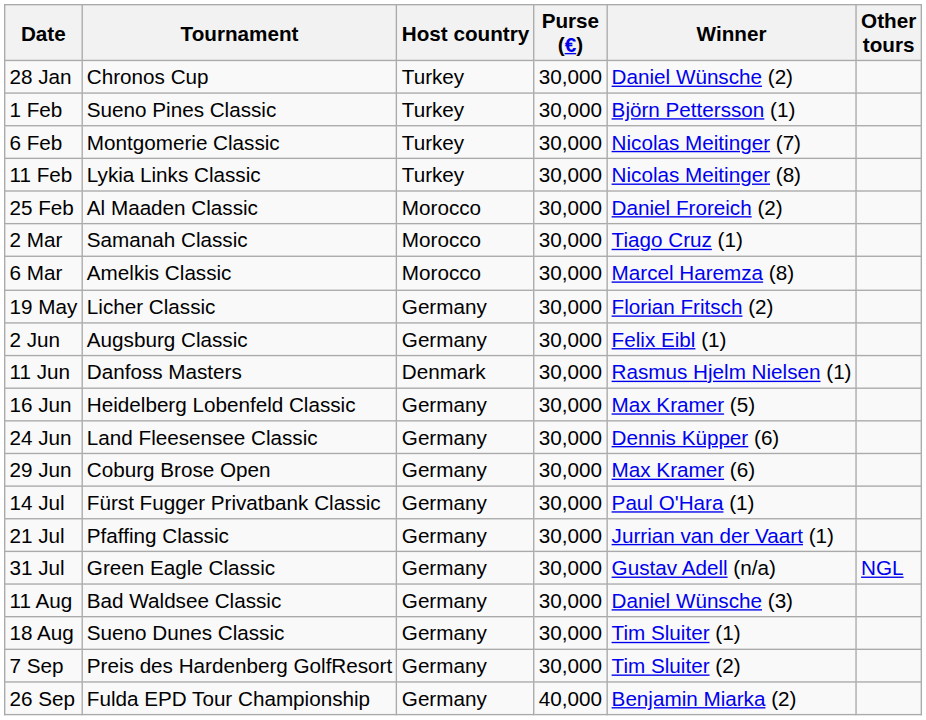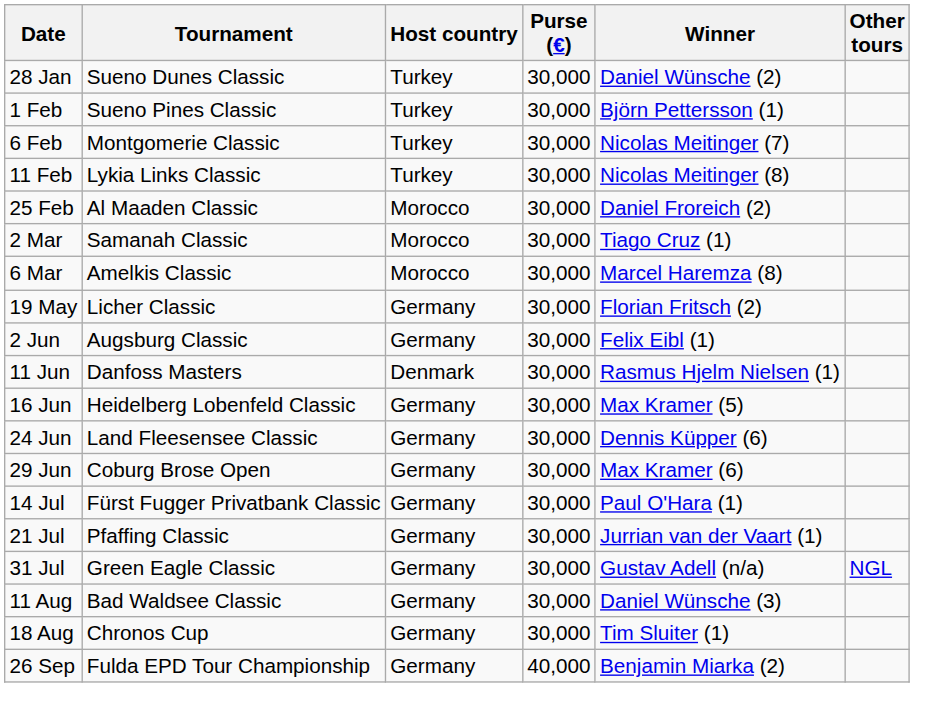(148, 77) Chronos Cup -> (186, 77) Sueno Dunes Classic
(186, 633) Sueno Dunes Classic -> (148, 633) Chronos Cup
- row: (36, 666)
